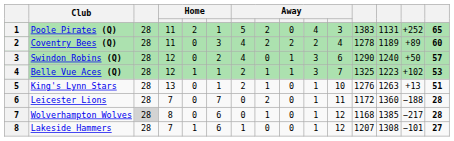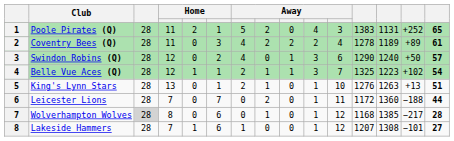(437, 44) 60 -> (437, 44) 61
(437, 72) 53 -> (437, 72) 54
(437, 100) 28 -> (437, 100) 44
